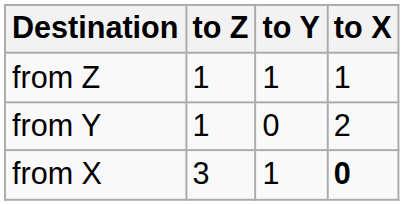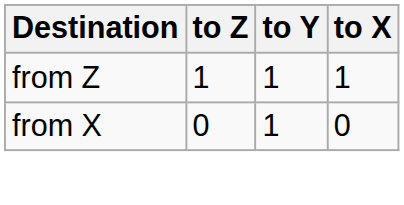- row: (57, 125)
(201, 174) 3 -> (201, 125) 0
(342, 174) bold -> (342, 125) normal
